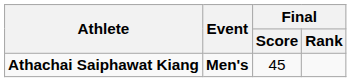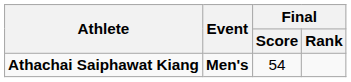(277, 65) 45 -> (277, 65) 54
